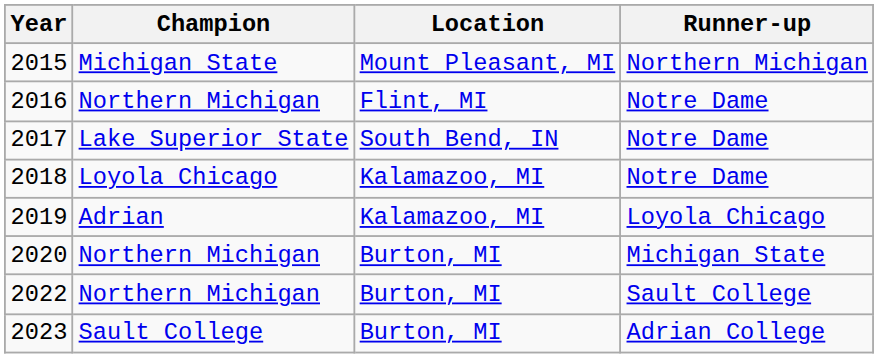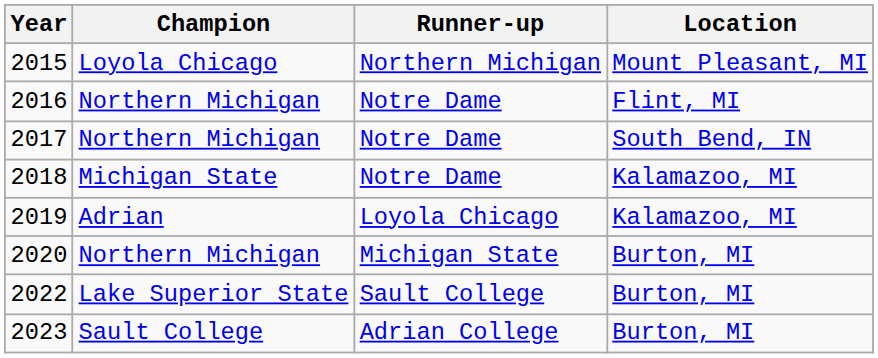columns swapped: (747, 24) <-> (487, 24)
(178, 63) Michigan State -> (178, 63) Loyola Chicago
(214, 140) Lake Superior State -> (199, 140) Northern Michigan
(178, 178) Loyola Chicago -> (178, 178) Michigan State
(199, 294) Northern Michigan -> (214, 294) Lake Superior State
